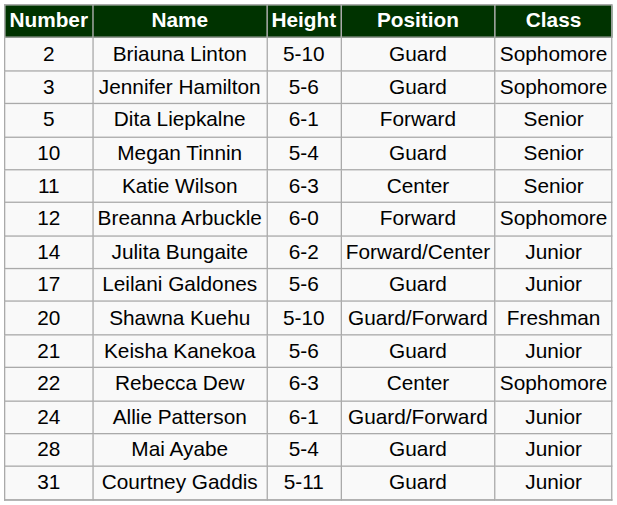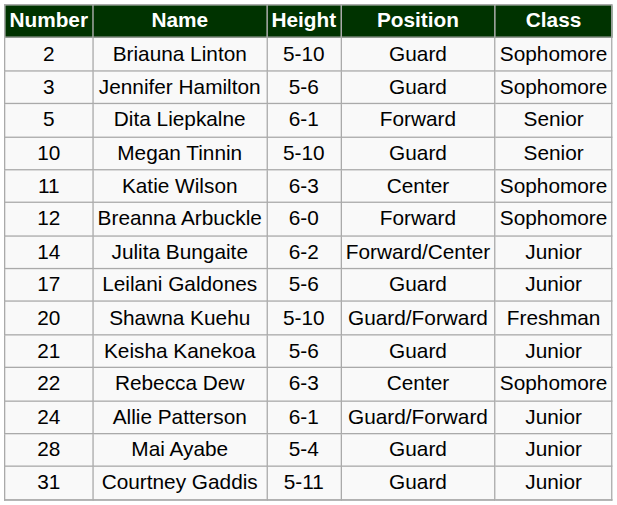(304, 152) 5-4 -> (304, 152) 5-10
(554, 185) Senior -> (554, 185) Sophomore
